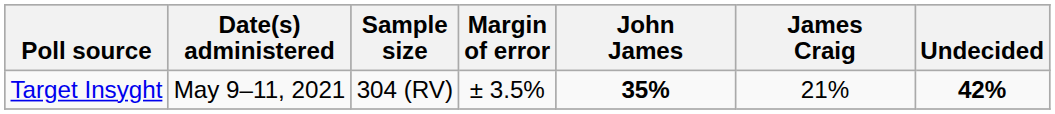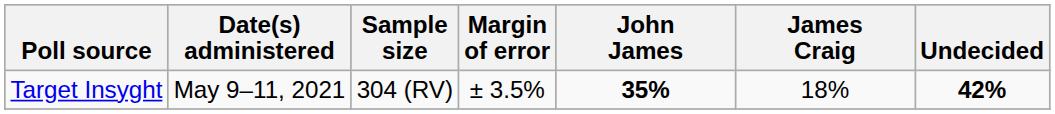(825, 89) 21% -> (825, 89) 18%
